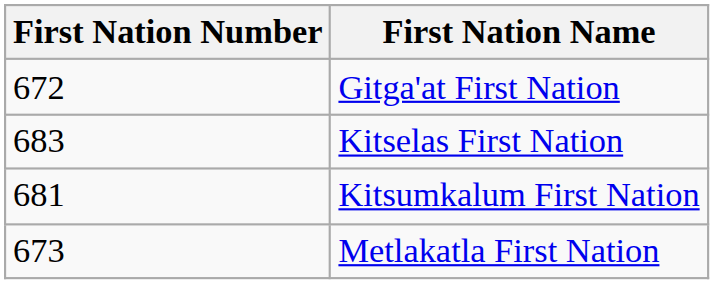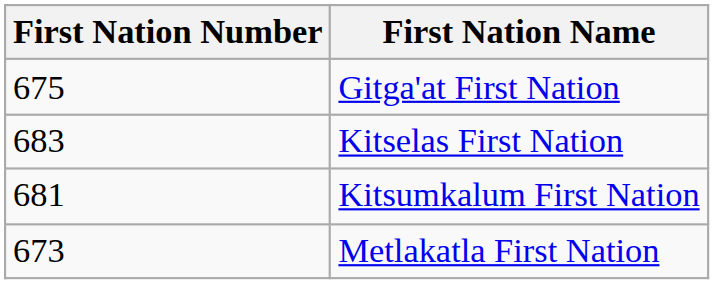(39, 86) 672 -> (39, 86) 675
